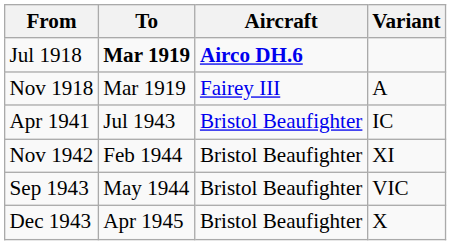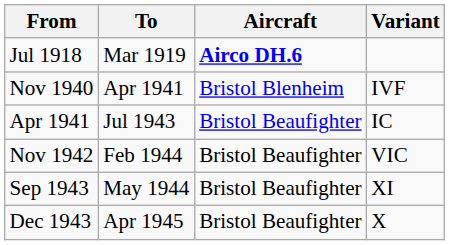(147, 54) bold -> (145, 54) normal
- row: (51, 88)
+ row: (51, 88)
(383, 155) XI -> (390, 155) VIC
(390, 188) VIC -> (382, 188) XI
